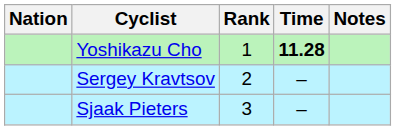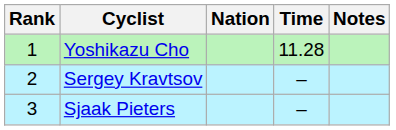columns swapped: (247, 19) <-> (38, 19)
(302, 49) bold -> (301, 49) normal
